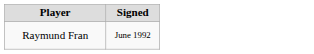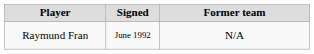+ column: (234, 13)
